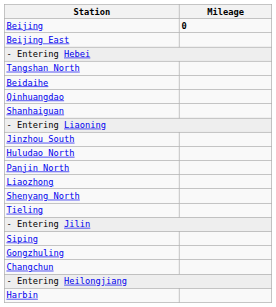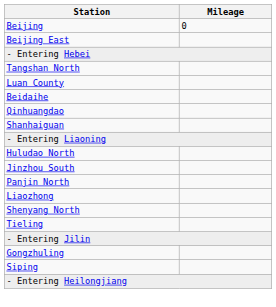(184, 26) bold -> (184, 26) normal
+ row: (35, 82)
rows swapped: (40, 153) <-> (40, 139)
rows swapped: (22, 239) <-> (35, 253)
- row: (30, 267)
- row: (22, 295)
